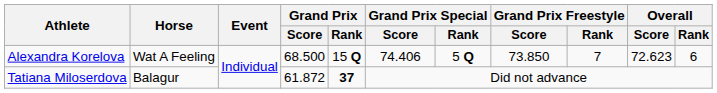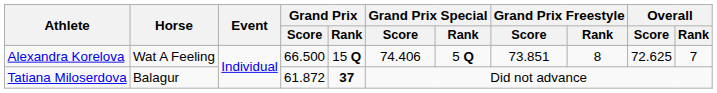(305, 57) 68.500 -> (305, 57) 66.500
(529, 57) 73.850 -> (529, 57) 73.851
(598, 57) 7 -> (598, 57) 8
(651, 57) 72.623 -> (651, 57) 72.625
(694, 57) 6 -> (694, 57) 7
